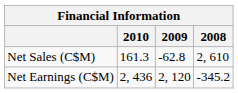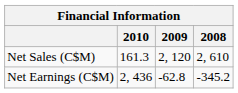(172, 56) -62.8 -> (174, 56) 2, 120
(174, 77) 2, 120 -> (172, 77) -62.8
